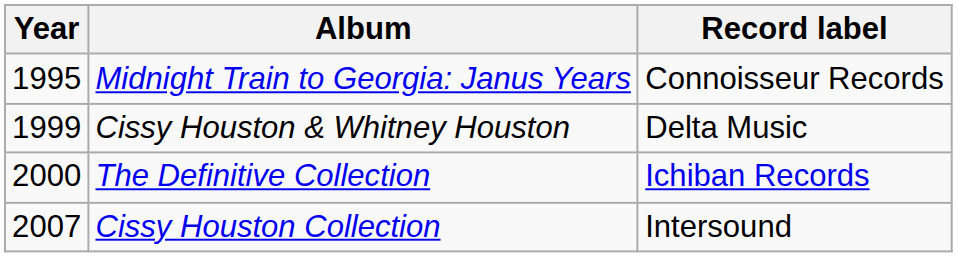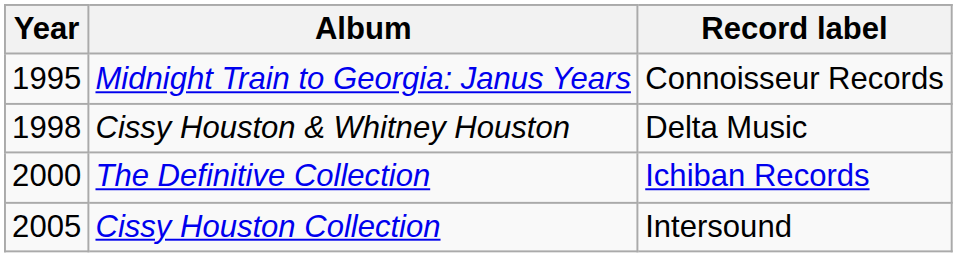(47, 127) 1999 -> (47, 127) 1998
(47, 226) 2007 -> (47, 226) 2005
